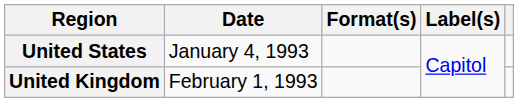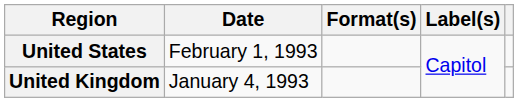(239, 50) January 4, 1993 -> (243, 50) February 1, 1993
(243, 81) February 1, 1993 -> (239, 81) January 4, 1993
